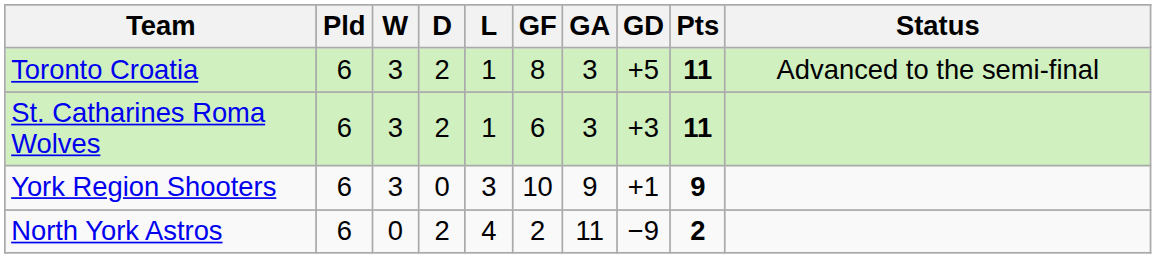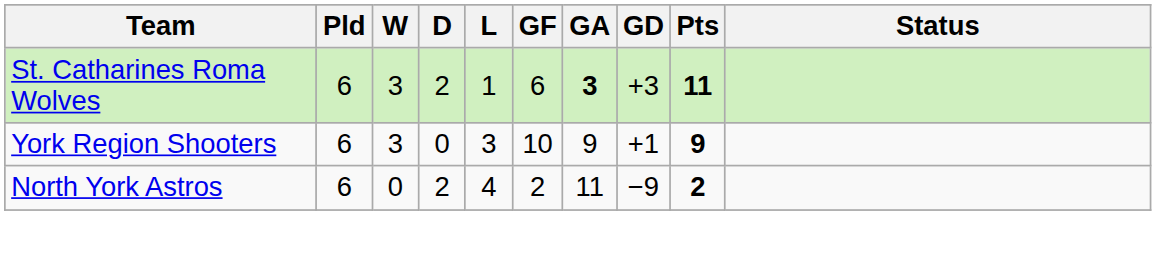- row: (105, 69)
(590, 128) normal -> (590, 84) bold
